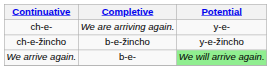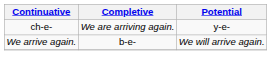- row: (41, 42)
(222, 57) lightgreen background -> (222, 42) no background
